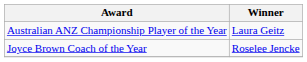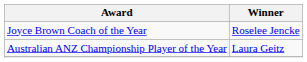rows swapped: (117, 30) <-> (77, 48)
